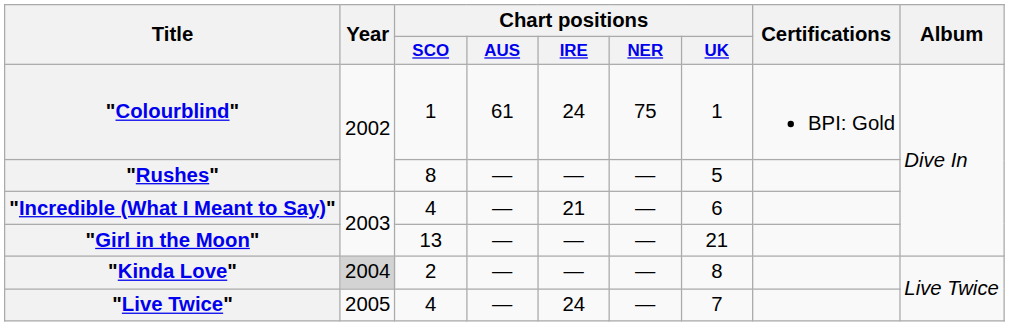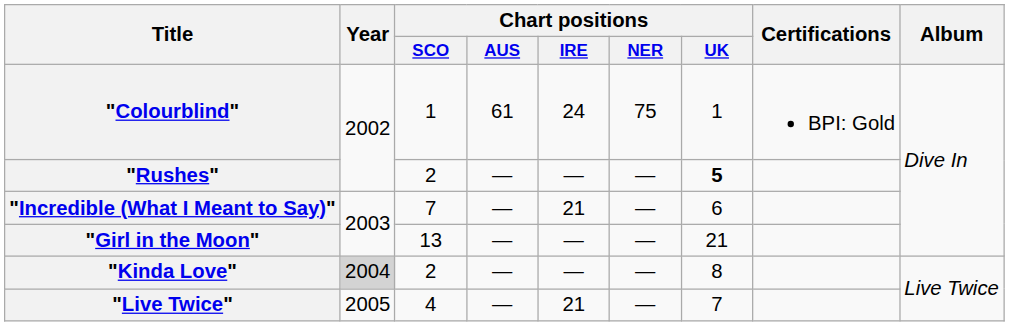(431, 175) 8 -> (431, 175) 2
(717, 175) normal -> (717, 175) bold
(431, 207) 4 -> (431, 207) 7
(574, 304) 24 -> (574, 304) 21
